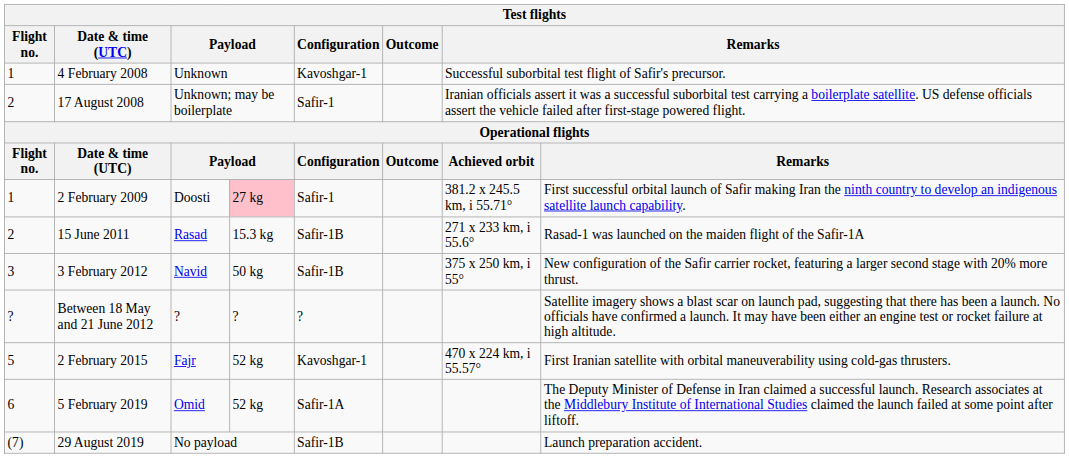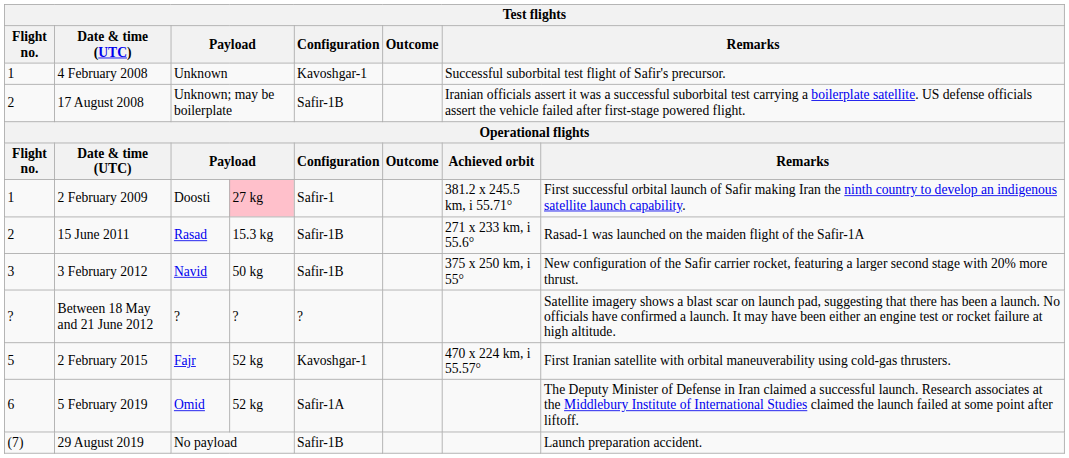(316, 102) Safir-1 -> (320, 102) Safir-1B
